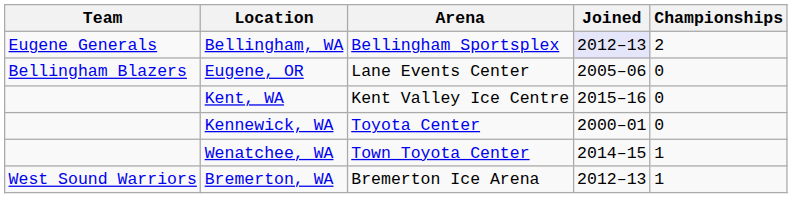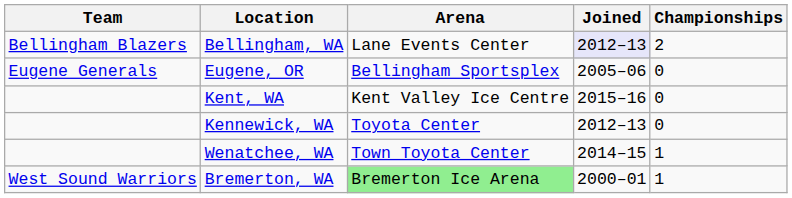(83, 45) Eugene Generals -> (98, 45) Bellingham Blazers
(455, 45) Bellingham Sportsplex -> (440, 45) Lane Events Center
(98, 72) Bellingham Blazers -> (83, 72) Eugene Generals
(440, 72) Lane Events Center -> (455, 72) Bellingham Sportsplex
(612, 126) 2000–01 -> (612, 126) 2012–13
(445, 180) no background -> (445, 180) lightgreen background
(612, 180) 2012–13 -> (612, 180) 2000–01
